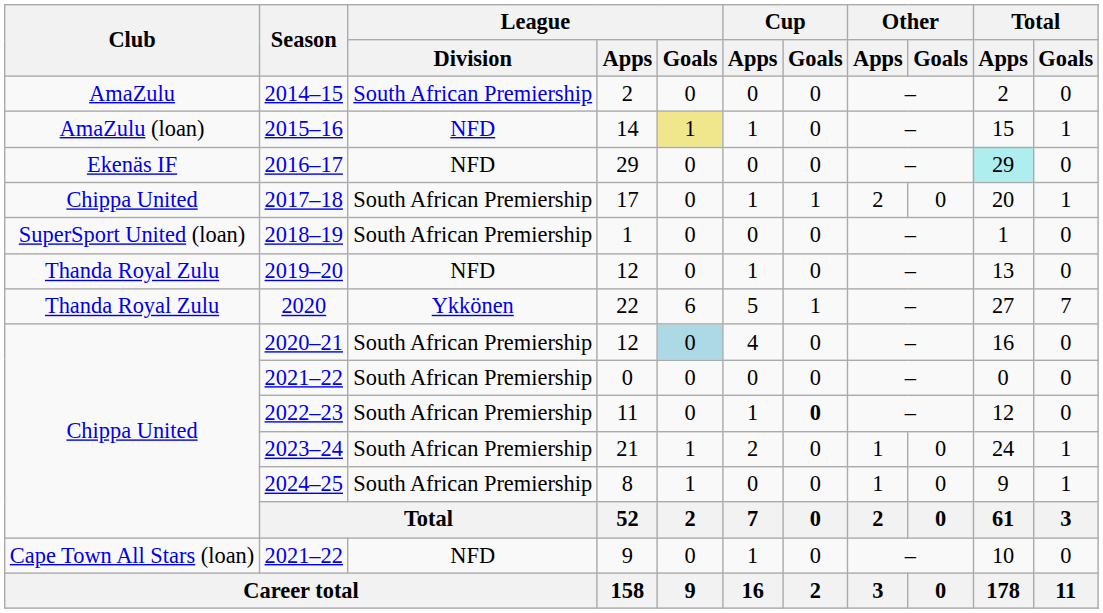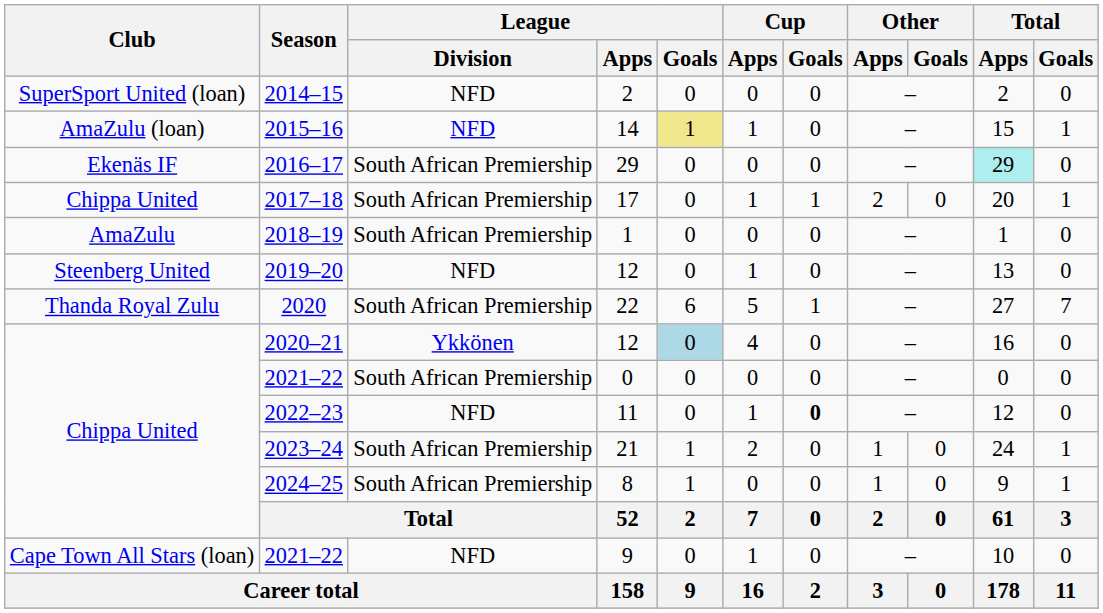(132, 93) AmaZulu -> (132, 93) SuperSport United (loan)
(473, 93) South African Premiership -> (473, 93) NFD
(473, 164) NFD -> (473, 164) South African Premiership
(132, 235) SuperSport United (loan) -> (132, 235) AmaZulu
(132, 270) Thanda Royal Zulu -> (132, 270) Steenberg United
(473, 306) Ykkönen -> (473, 306) South African Premiership
(473, 341) South African Premiership -> (473, 341) Ykkönen
(473, 413) South African Premiership -> (473, 413) NFD
